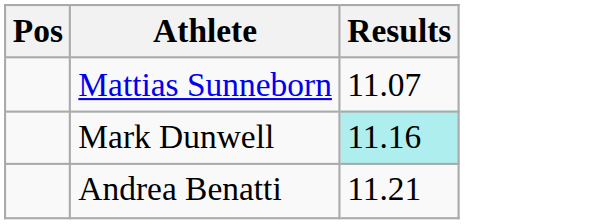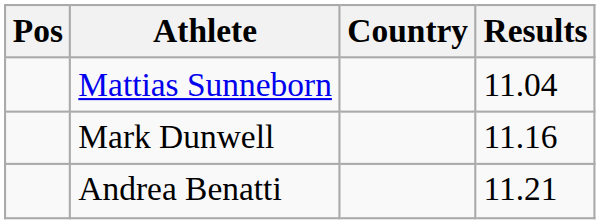+ column: (408, 31)
(384, 84) 11.07 -> (520, 84) 11.04
(384, 137) paleturquoise background -> (520, 137) no background
